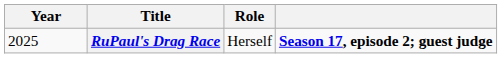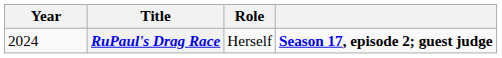(23, 40) 2025 -> (23, 40) 2024
